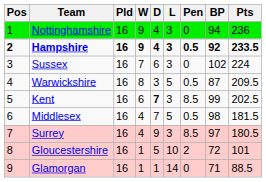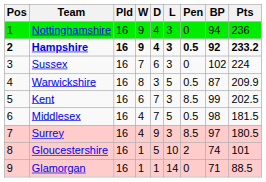(245, 47) 233.5 -> (245, 47) 233.2
(245, 82) 209.5 -> (245, 82) 209.9
(156, 99) bold -> (156, 99) normal
(214, 151) 72 -> (214, 151) 74
